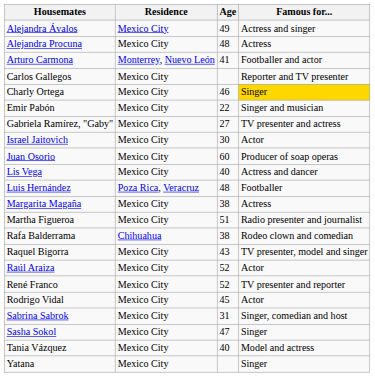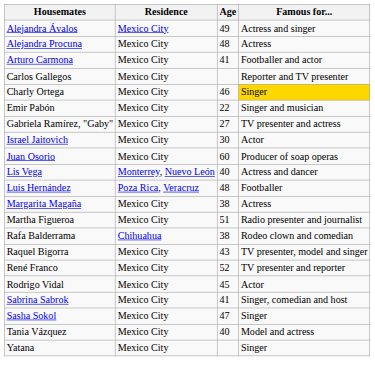(166, 60) Monterrey, Nuevo León -> (143, 60) Mexico City
(143, 172) Mexico City -> (166, 172) Monterrey, Nuevo León
- row: (31, 268)
(224, 316) 31 -> (224, 300) 41
